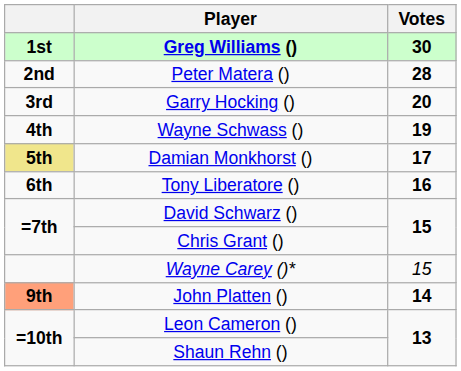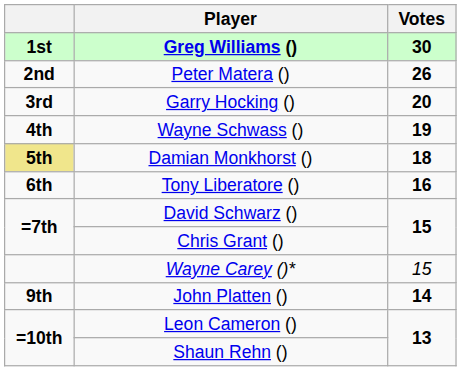(422, 74) 28 -> (422, 74) 26
(422, 158) 17 -> (422, 158) 18
(39, 296) lightsalmon background -> (39, 296) no background
